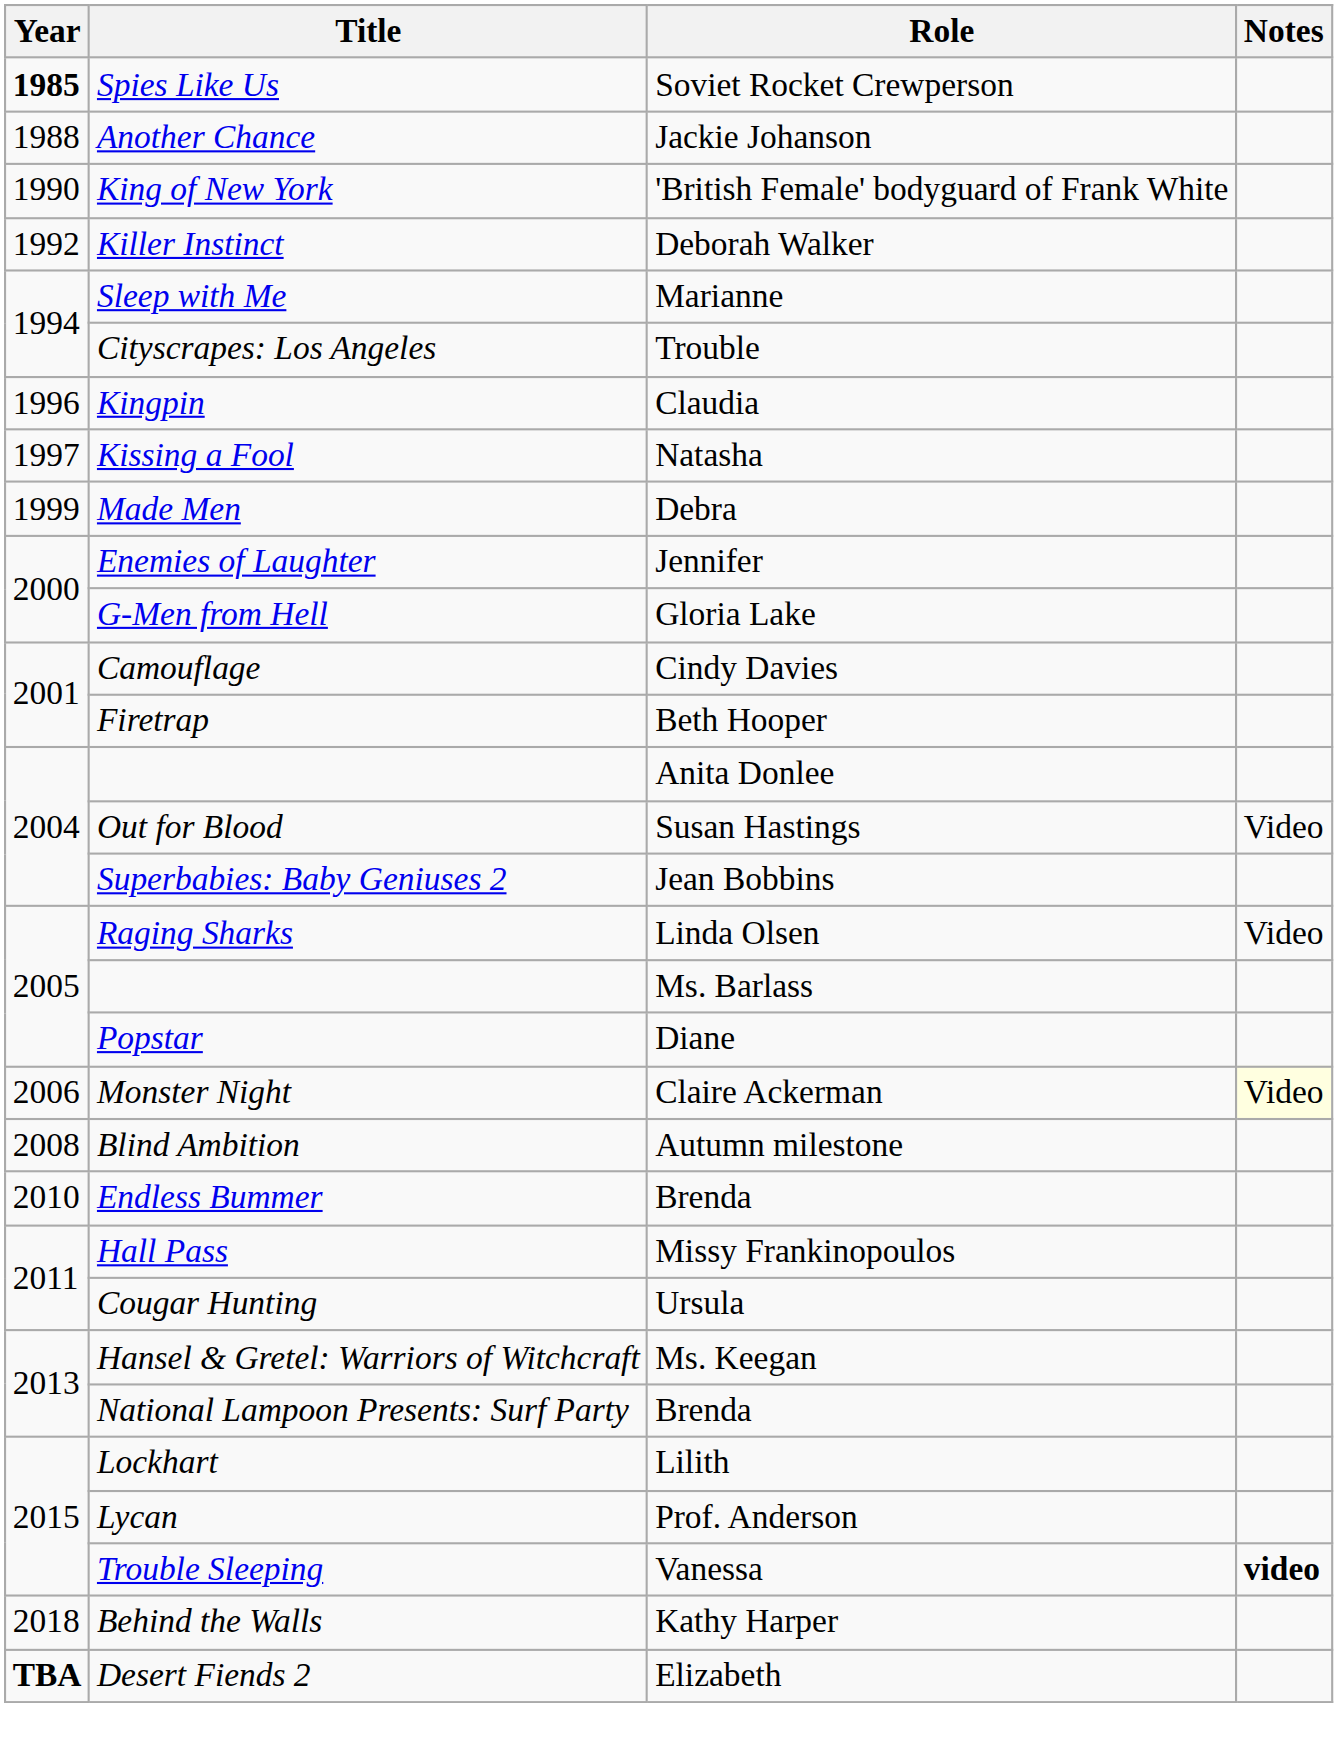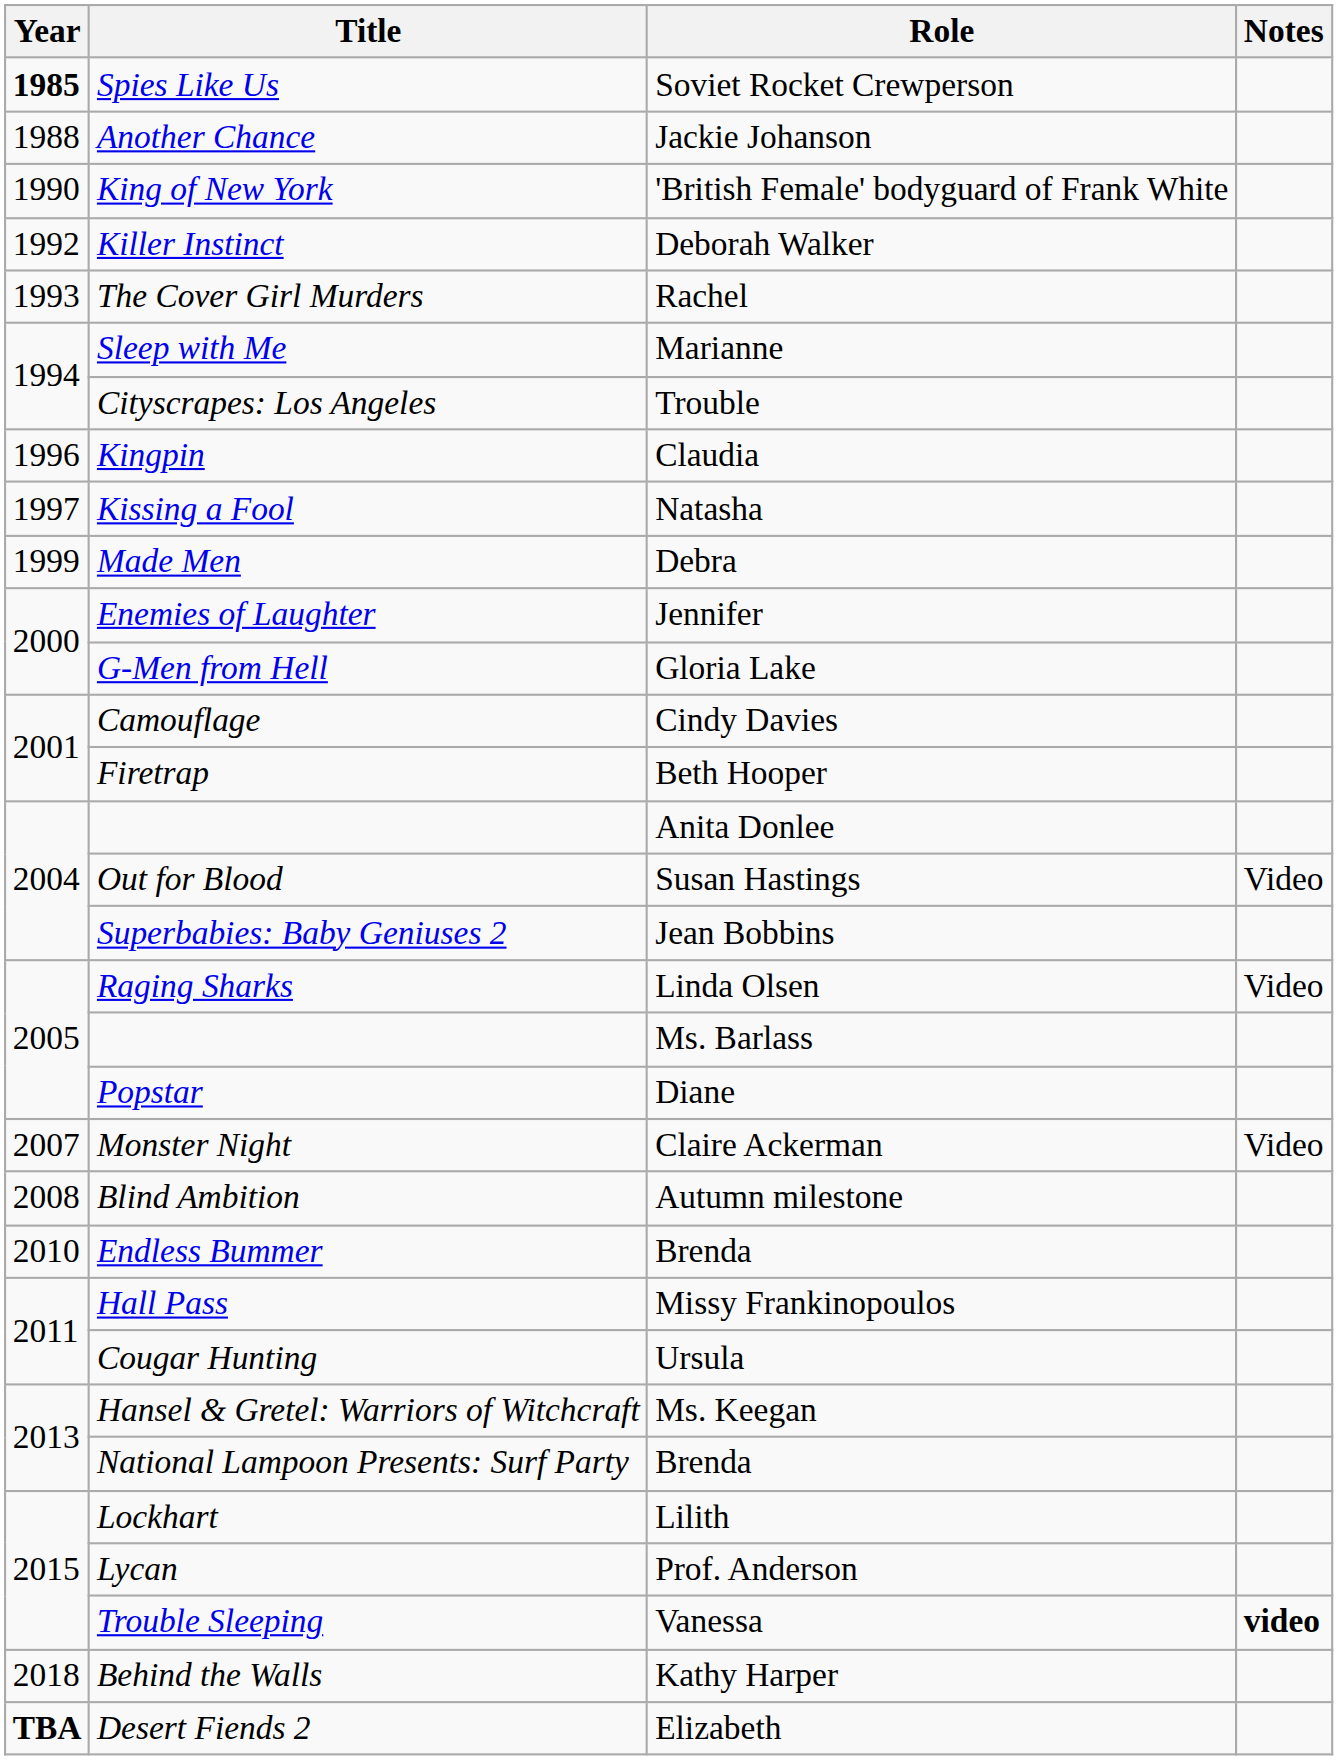+ row: (260, 296)
(46, 1091) 2006 -> (46, 1144) 2007
(1284, 1091) lightyellow background -> (1284, 1144) no background
